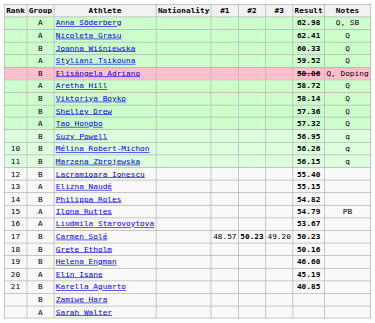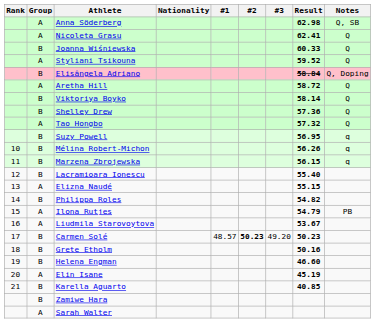(309, 74) 58.86 -> (309, 74) 58.84
